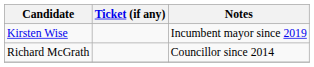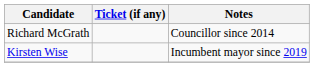rows swapped: (37, 33) <-> (48, 52)
